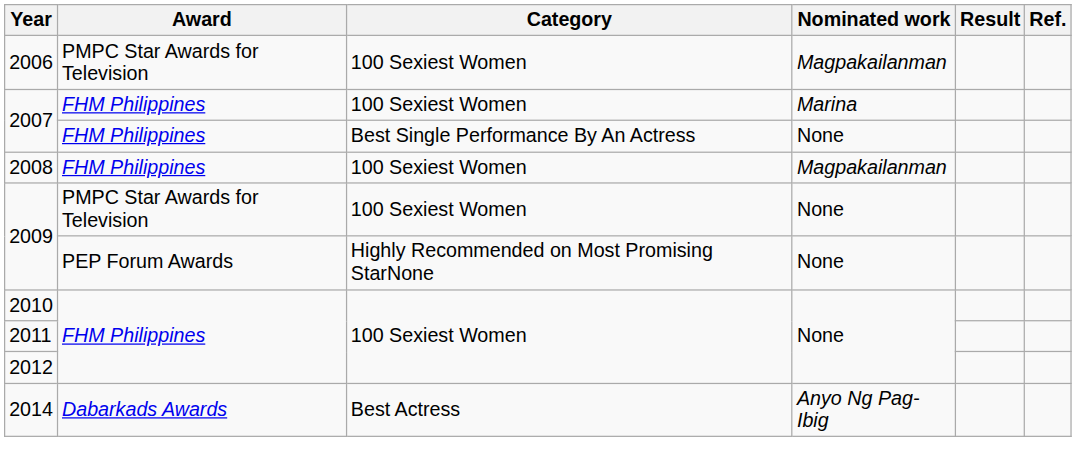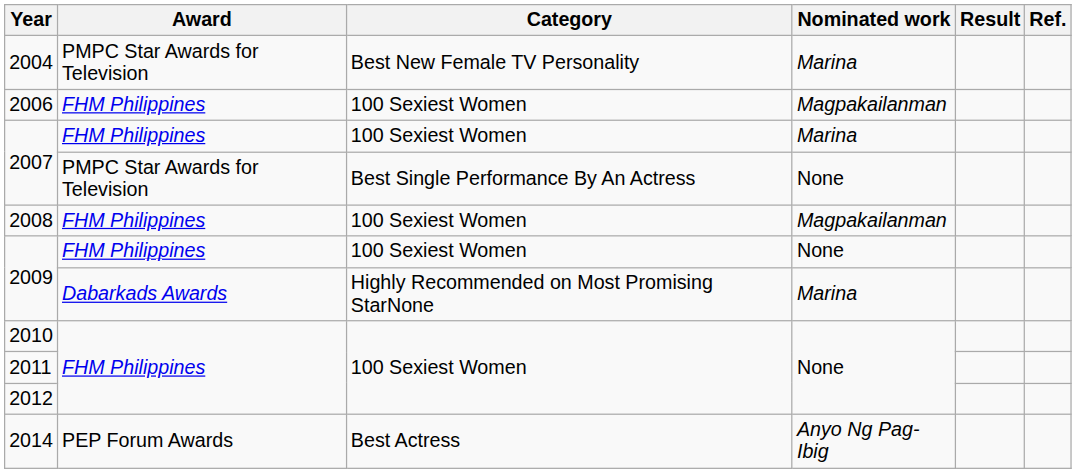+ row: (31, 62)
(160, 62) PMPC Star Awards for Television -> (134, 104) FHM Philippines
(134, 135) FHM Philippines -> (160, 178) PMPC Star Awards for Television
(160, 209) PMPC Star Awards for Television -> (134, 251) FHM Philippines
(148, 262) PEP Forum Awards -> (145, 293) Dabarkads Awards
(820, 262) None -> (827, 293) Marina
(145, 409) Dabarkads Awards -> (148, 440) PEP Forum Awards
